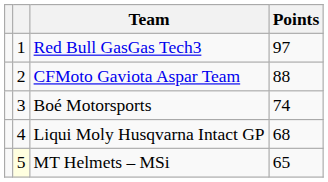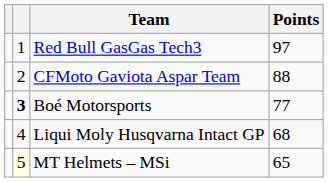(21, 105) normal -> (21, 105) bold
(281, 105) 74 -> (281, 105) 77
